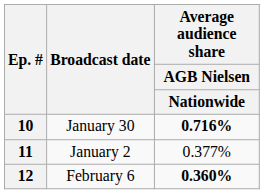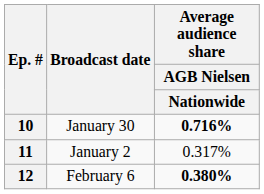(207, 151) 0.377% -> (207, 151) 0.317%
(207, 176) 0.360% -> (207, 176) 0.380%
